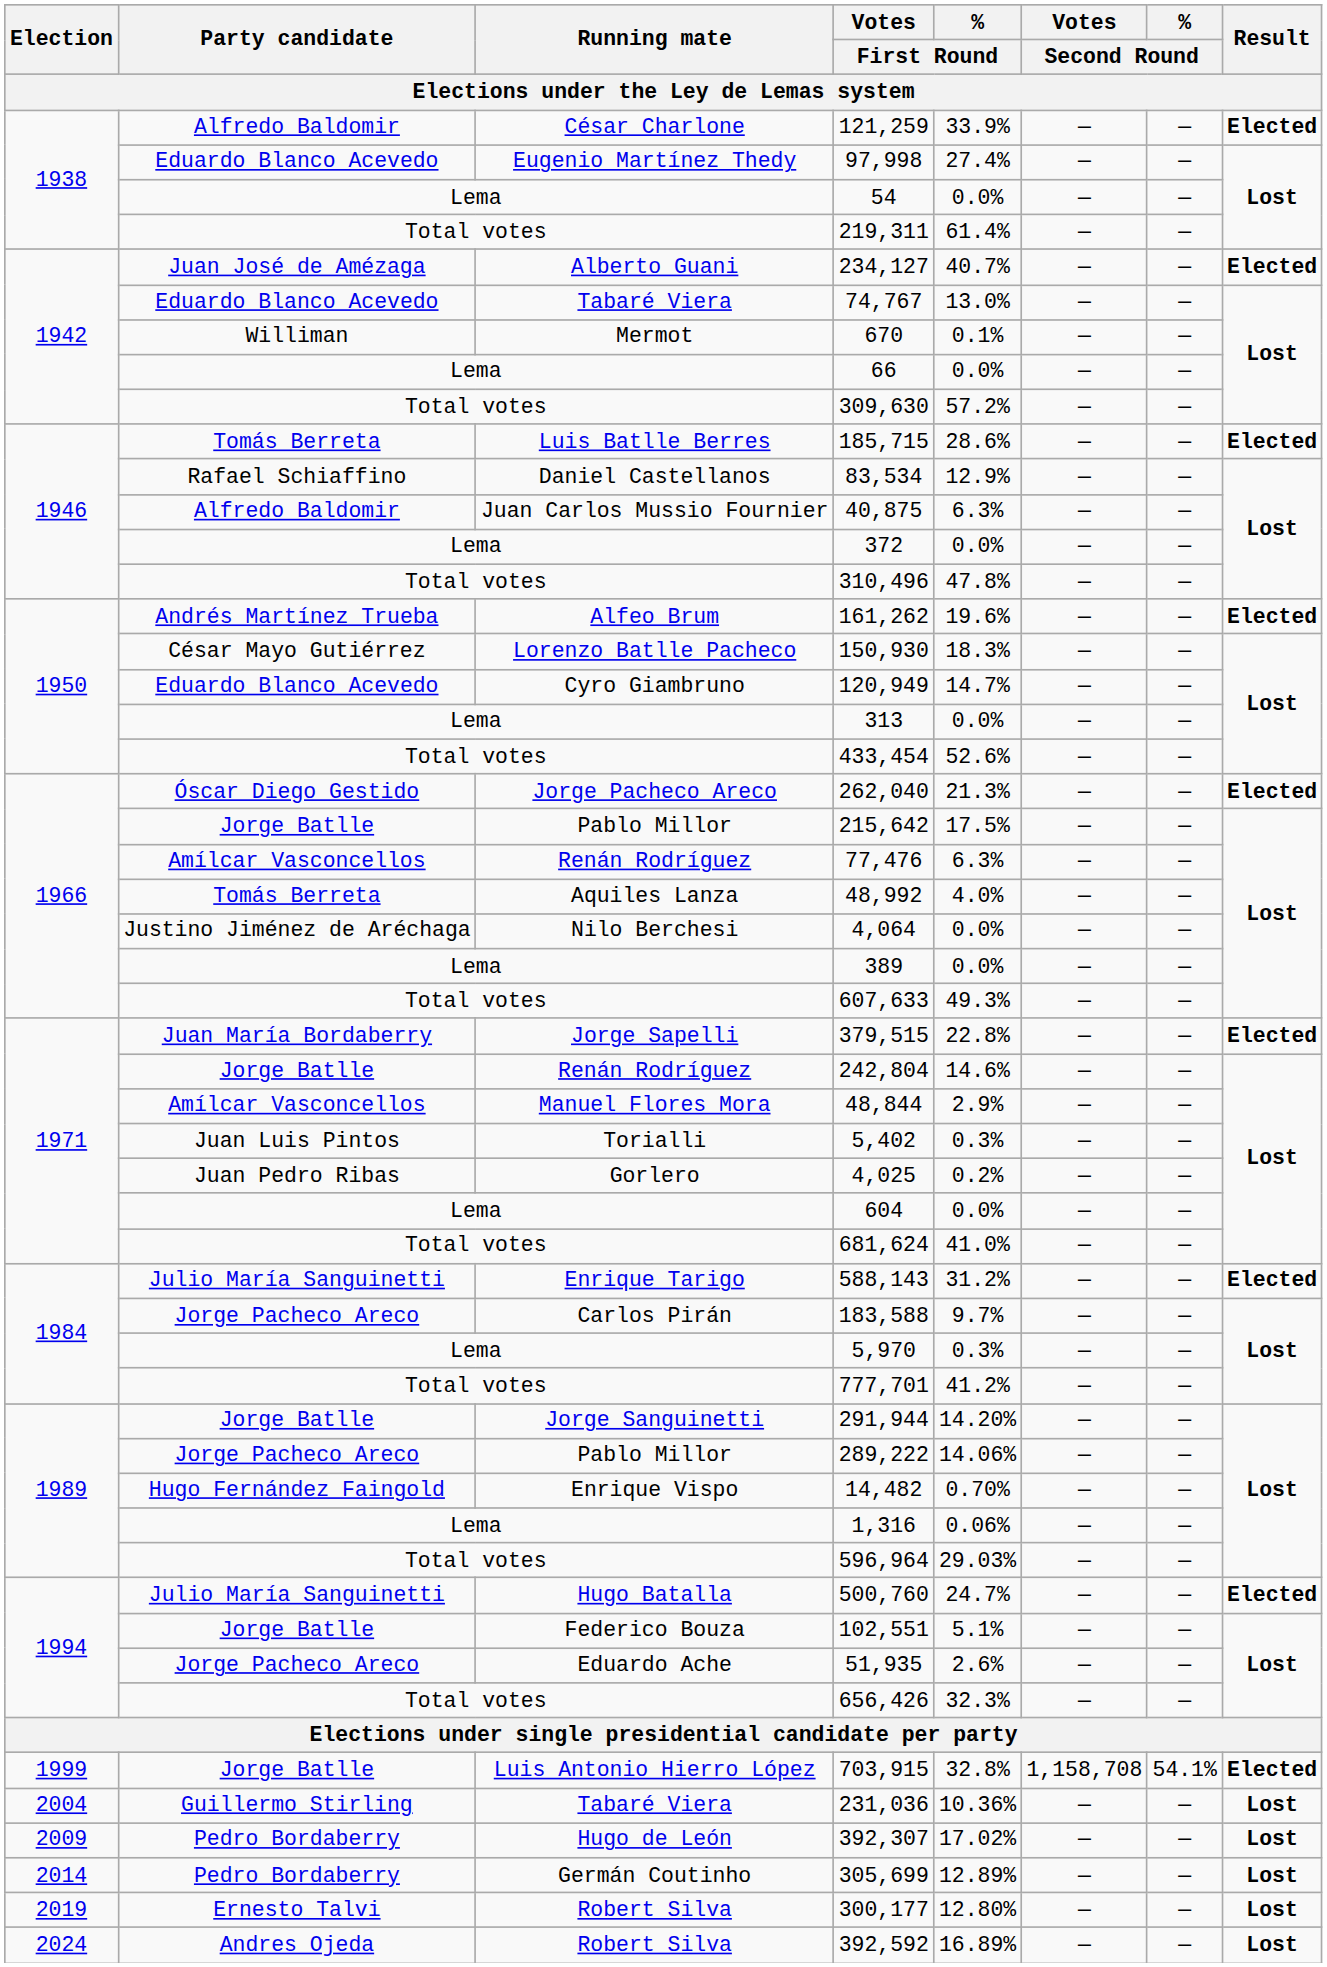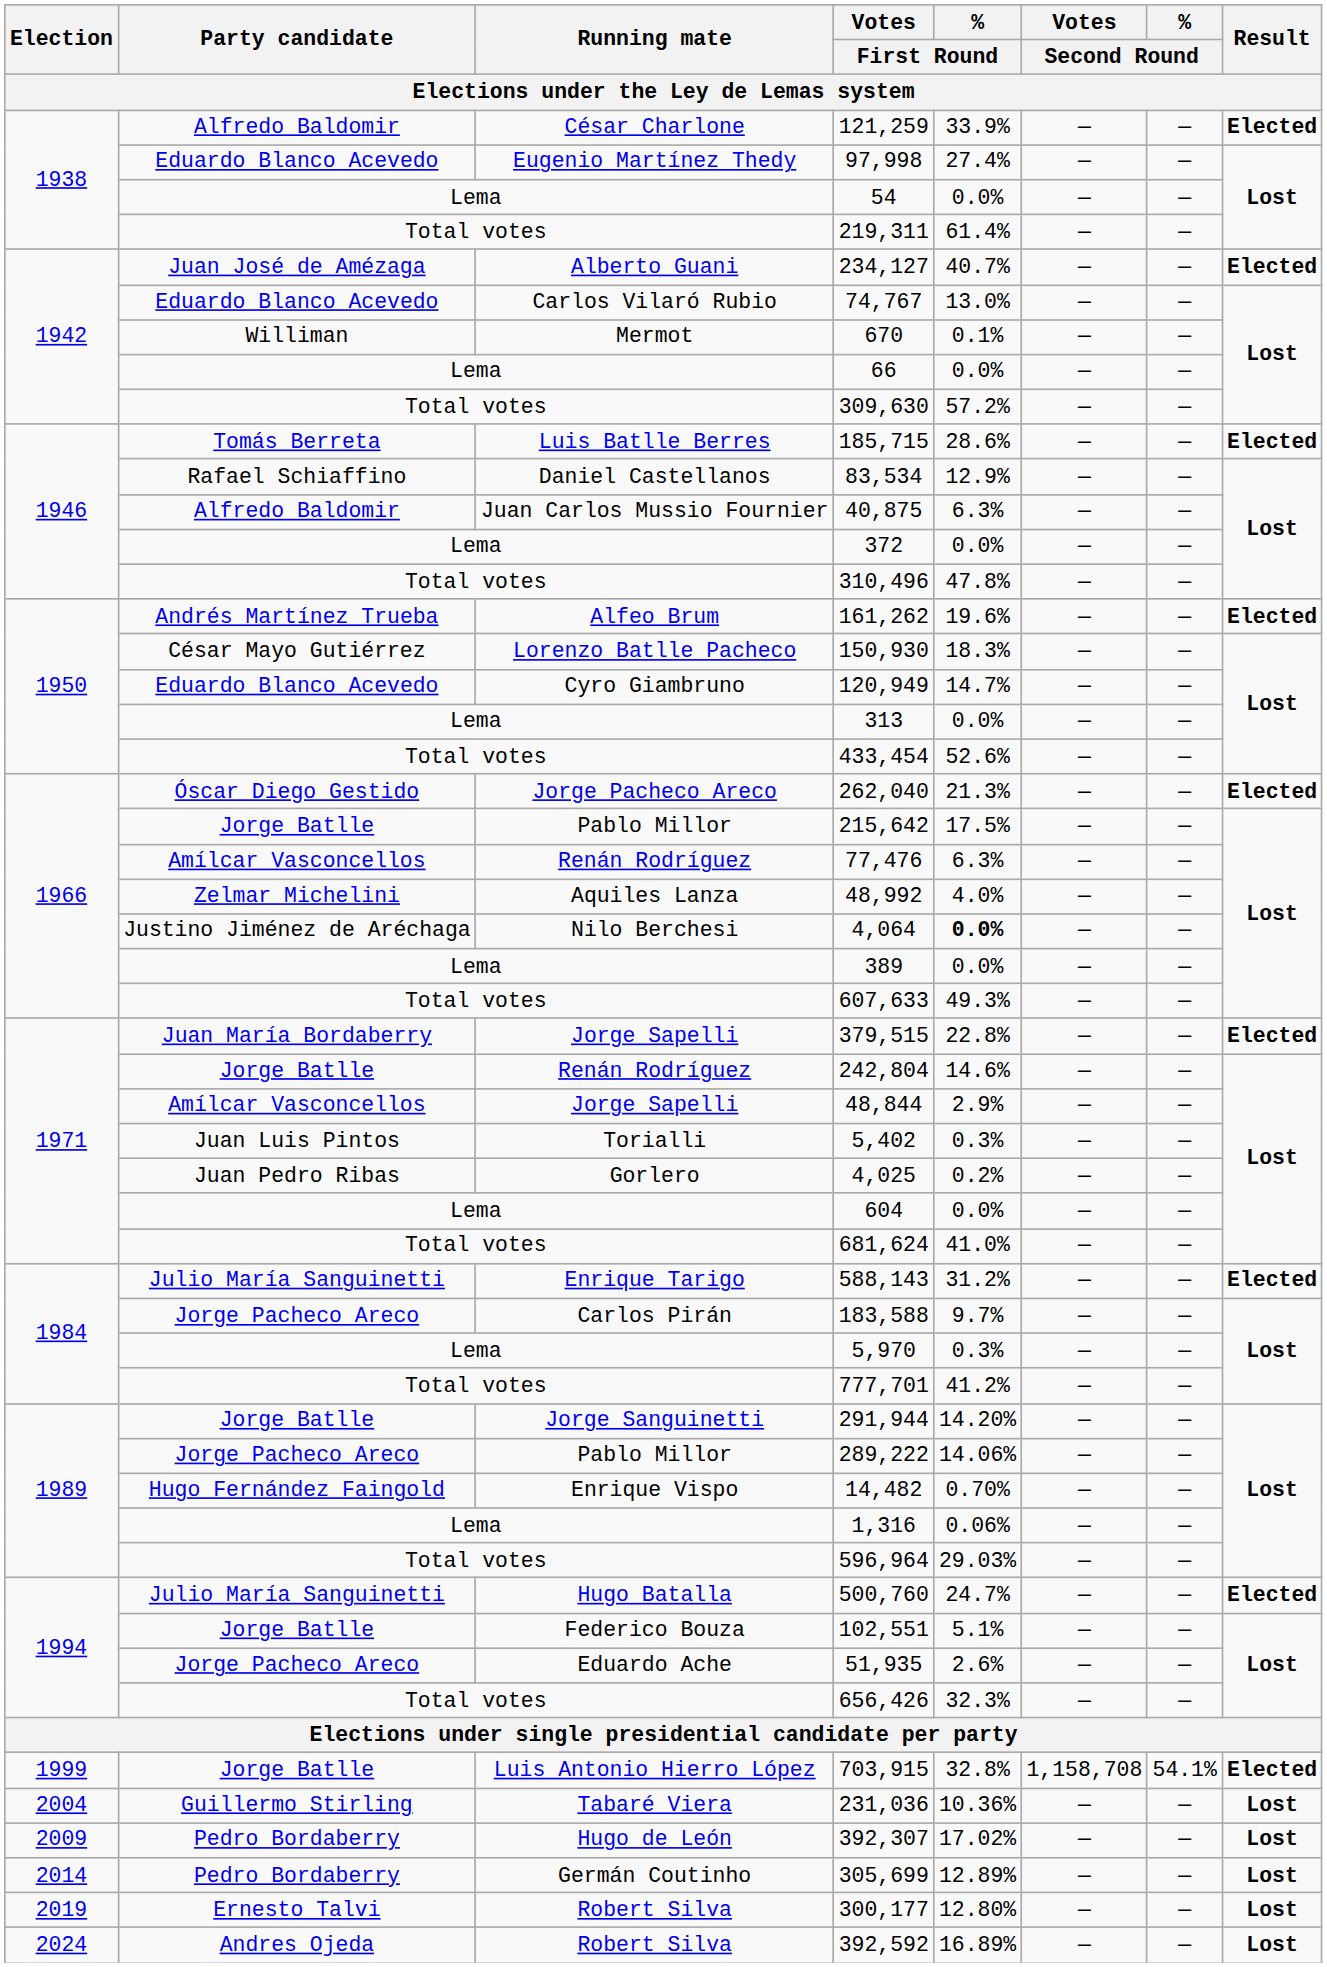(655, 302) Tabaré Viera -> (655, 302) Carlos Vilaró Rubio
(297, 896) Tomás Berreta -> (297, 896) Zelmar Michelini
(978, 931) normal -> (978, 931) bold
(655, 1106) Manuel Flores Mora -> (655, 1106) Jorge Sapelli
